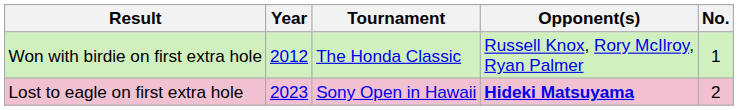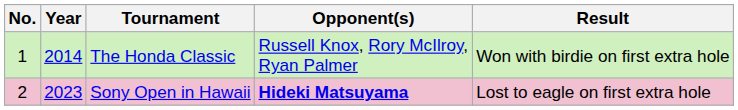columns swapped: (716, 18) <-> (135, 18)
(289, 55) 2012 -> (63, 55) 2014
